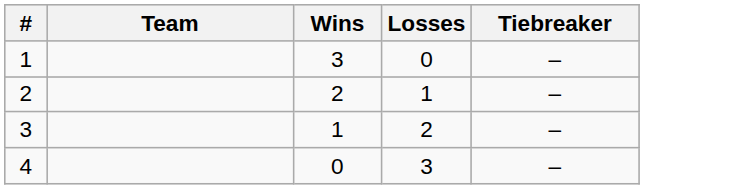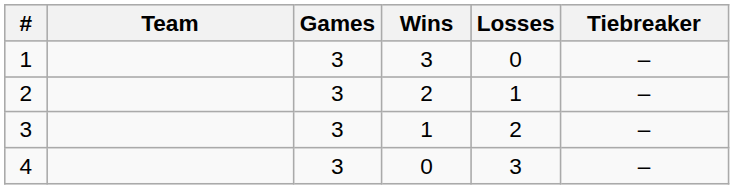+ column: (337, 23)
